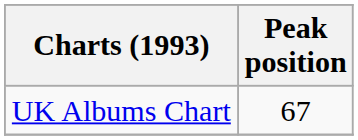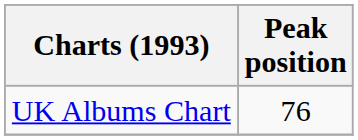(296, 109) 67 -> (296, 109) 76
